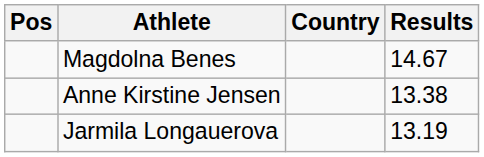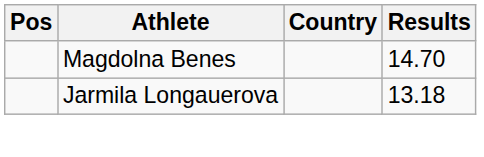(419, 59) 14.67 -> (416, 59) 14.70
- row: (172, 95)
(419, 132) 13.19 -> (416, 95) 13.18
